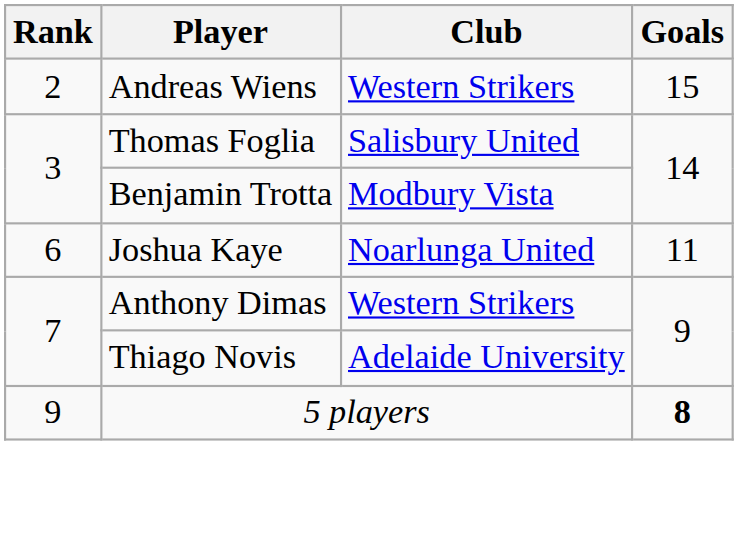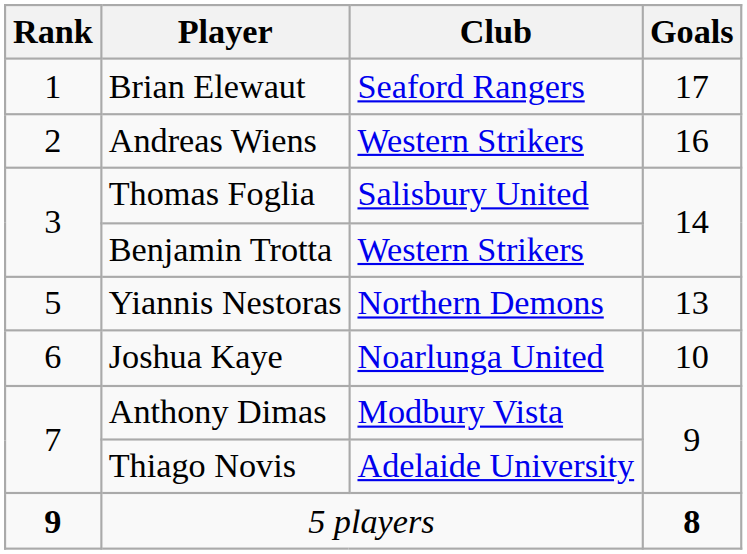+ row: (207, 85)
(682, 85) 15 -> (692, 140) 16
(451, 194) Modbury Vista -> (471, 248) Western Strikers
+ row: (225, 303)
(682, 248) 11 -> (692, 357) 10
(461, 303) Western Strikers -> (460, 411) Modbury Vista
(53, 411) normal -> (53, 520) bold
